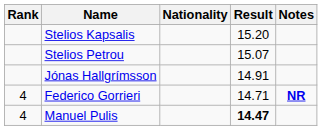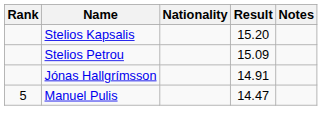(253, 55) 15.07 -> (253, 55) 15.09
- row: (92, 96)
(23, 116) 4 -> (23, 96) 5
(253, 116) bold -> (253, 96) normal
